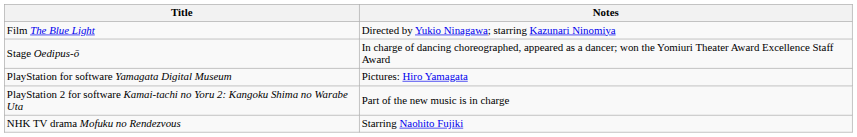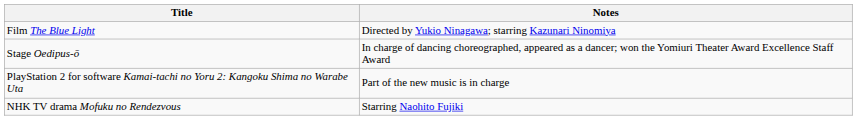- row: (119, 77)
